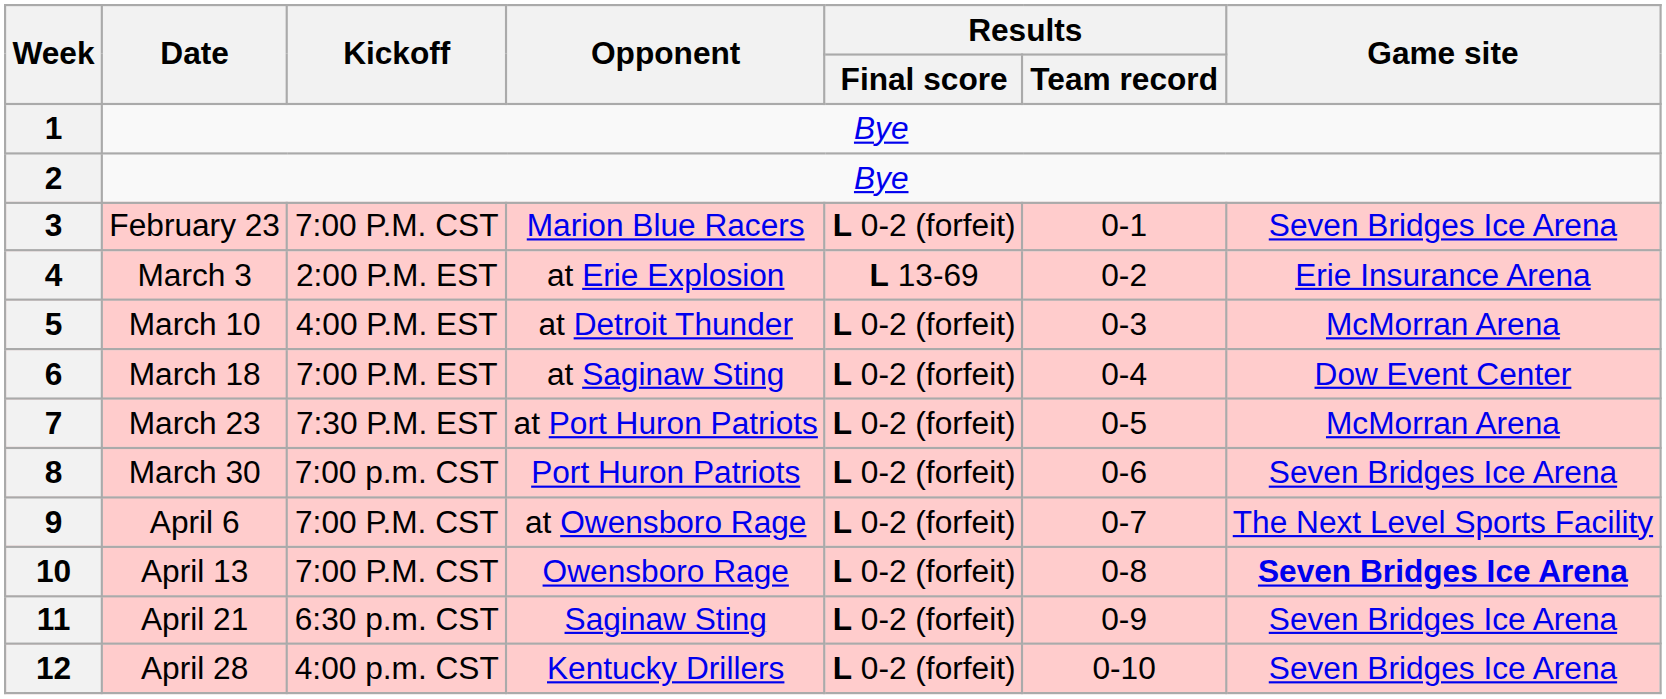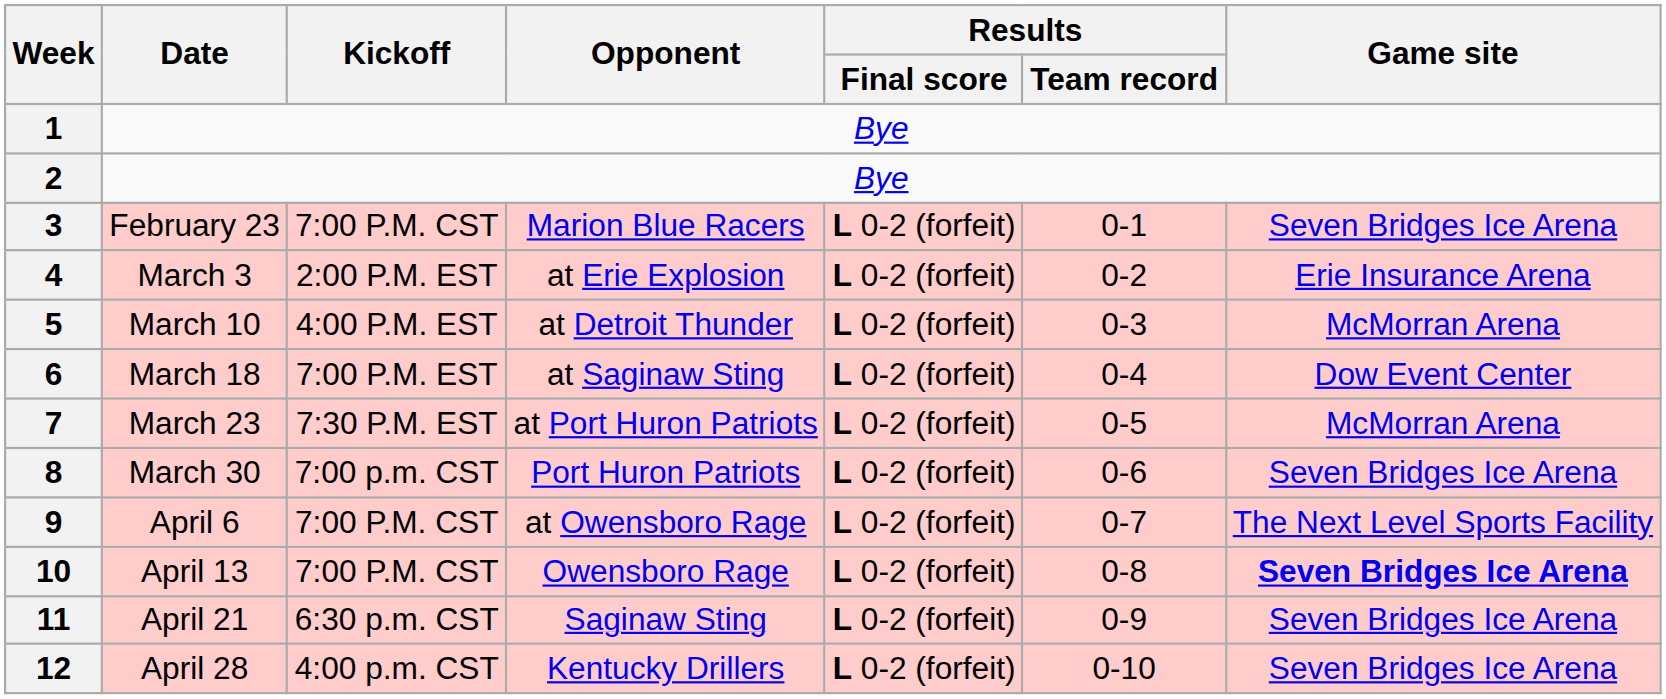(924, 275) L 13-69 -> (924, 275) L 0-2 (forfeit)
